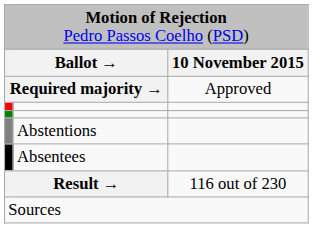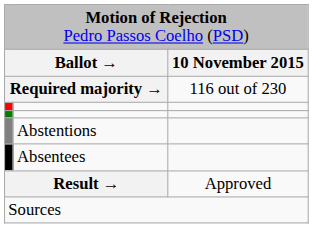(238, 89) Approved -> (238, 89) 116 out of 230
(238, 183) 116 out of 230 -> (238, 183) Approved
